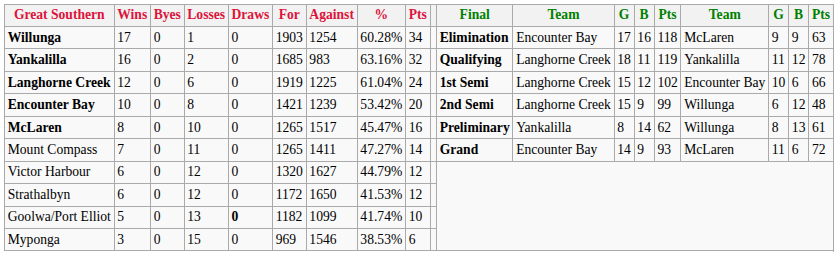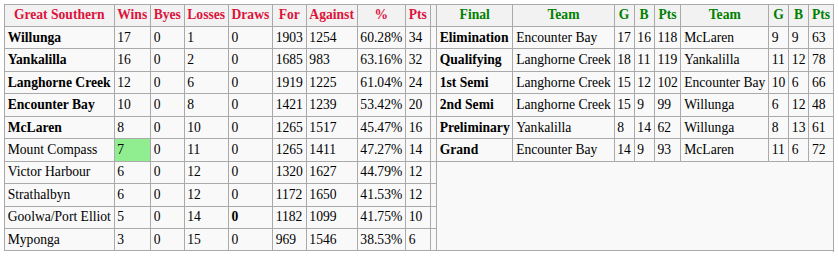(121, 149) no background -> (121, 149) lightgreen background
(194, 217) 13 -> (194, 217) 14
(381, 217) 41.74% -> (381, 217) 41.75%
